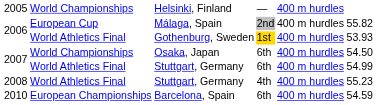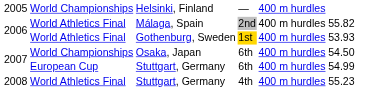(64, 23) European Cup -> (78, 23) World Athletics Final
(78, 67) World Athletics Final -> (64, 67) European Cup
- row: (16, 96)
